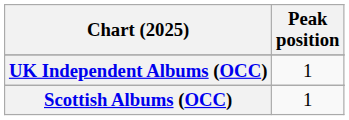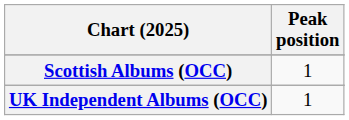rows swapped: (138, 99) <-> (138, 70)
